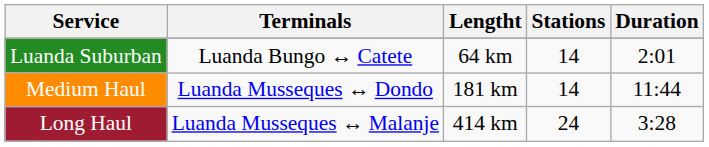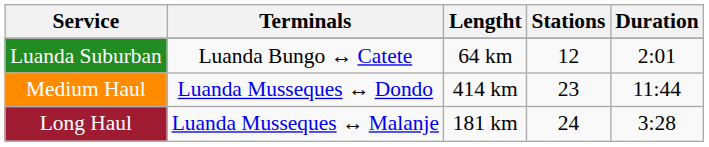(568, 55) 14 -> (568, 55) 12
(485, 89) 181 km -> (485, 89) 414 km
(568, 89) 14 -> (568, 89) 23
(485, 123) 414 km -> (485, 123) 181 km
